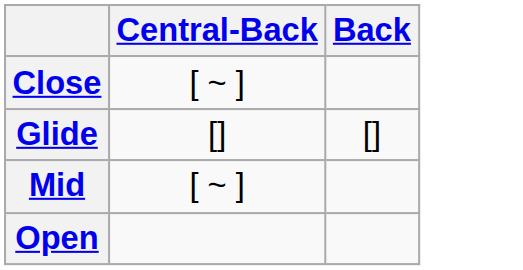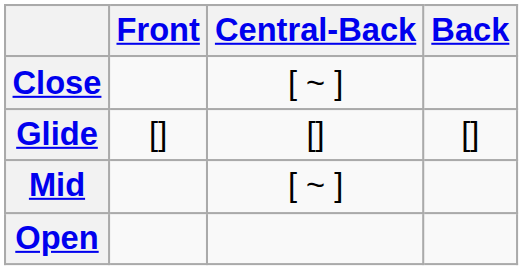+ column: (158, 30)
